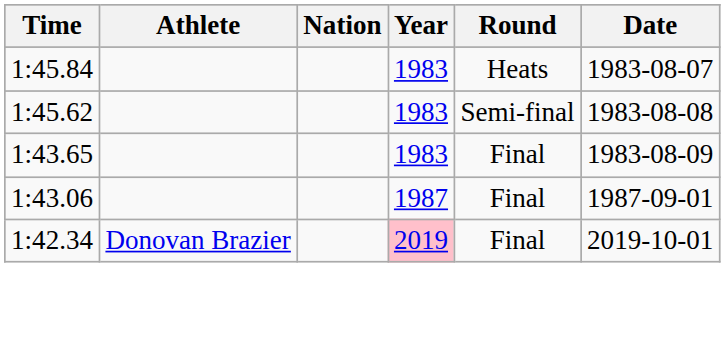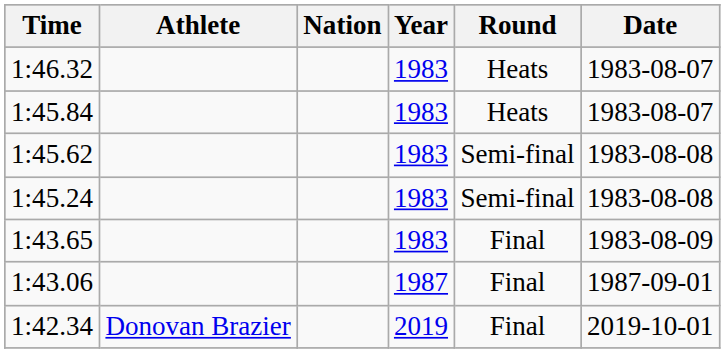+ row: (52, 68)
+ row: (52, 197)
(421, 240) pink background -> (421, 326) no background
